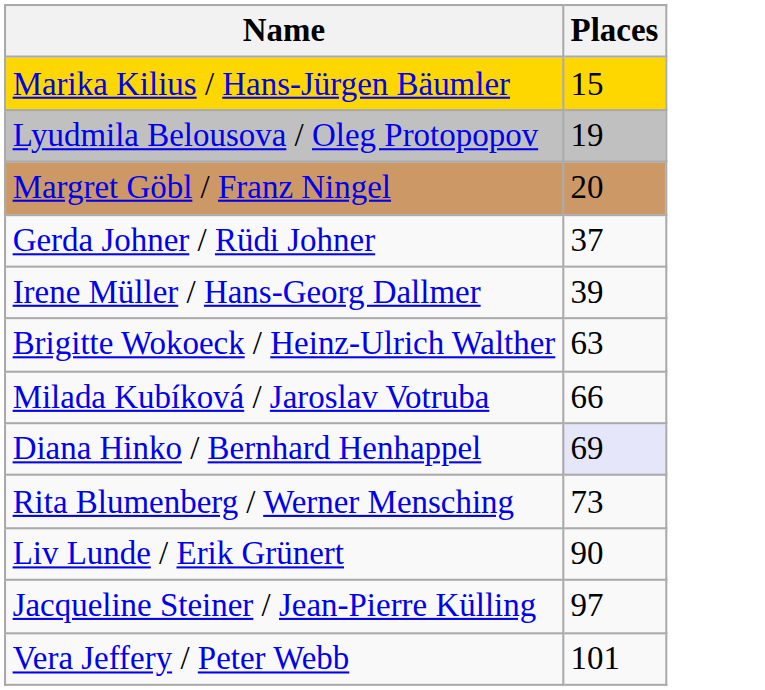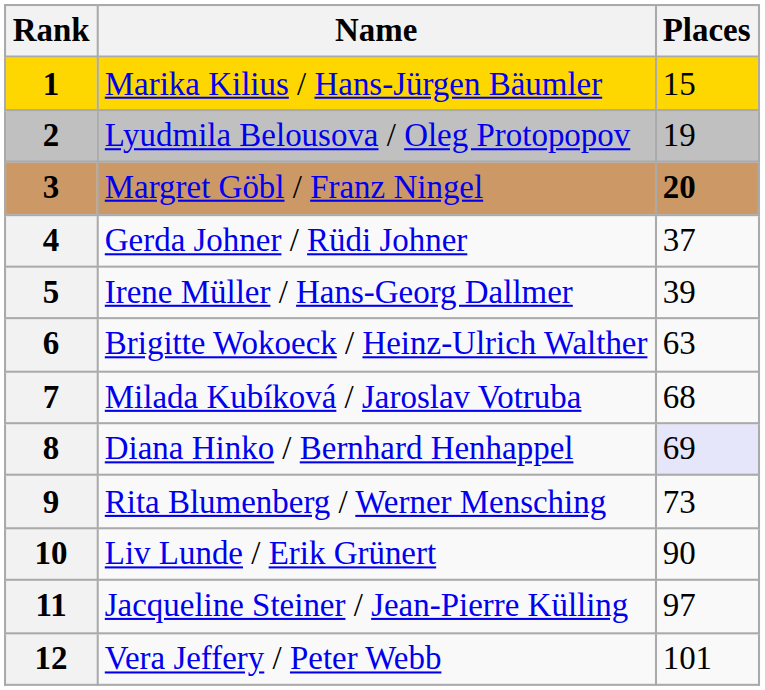+ column: (51, 30)
(587, 187) normal -> (679, 187) bold
(587, 396) 66 -> (679, 396) 68
